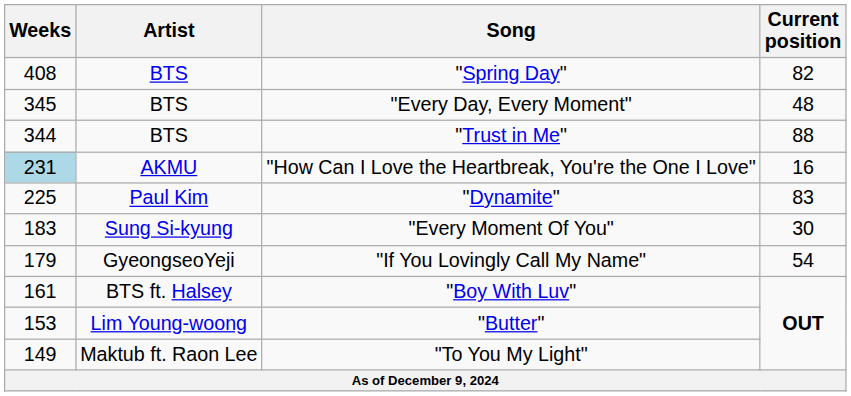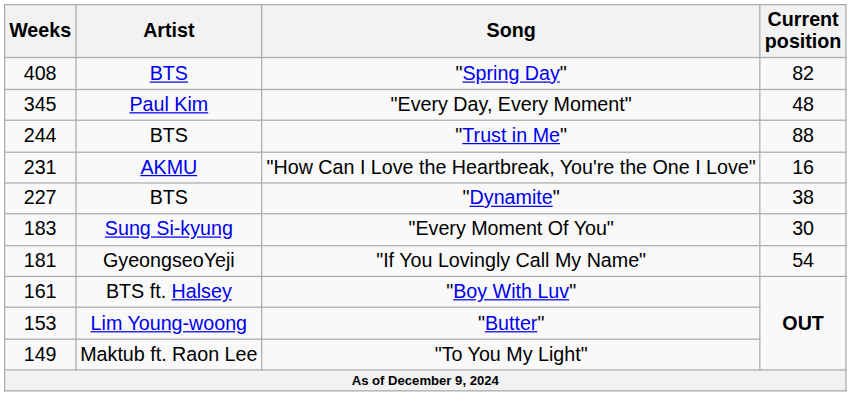(169, 104) BTS -> (169, 104) Paul Kim
(40, 135) 344 -> (40, 135) 244
(40, 167) lightblue background -> (40, 167) no background
(40, 198) 225 -> (40, 198) 227
(169, 198) Paul Kim -> (169, 198) BTS
(803, 198) 83 -> (803, 198) 38
(40, 260) 179 -> (40, 260) 181
